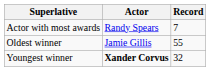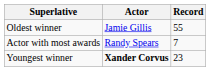rows swapped: (53, 27) <-> (34, 43)
(178, 58) 32 -> (178, 58) 23
